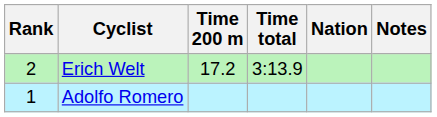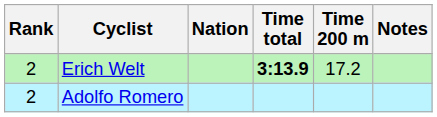columns swapped: (339, 29) <-> (218, 29)
(277, 68) normal -> (283, 68) bold
(31, 97) 1 -> (31, 97) 2
